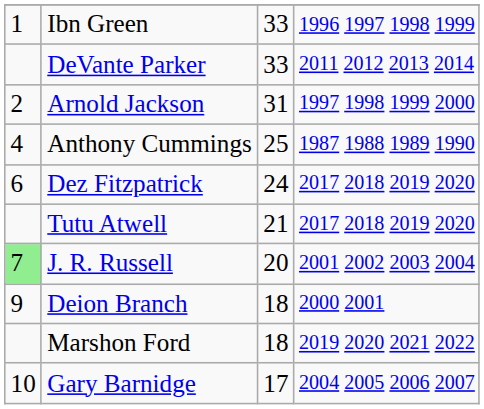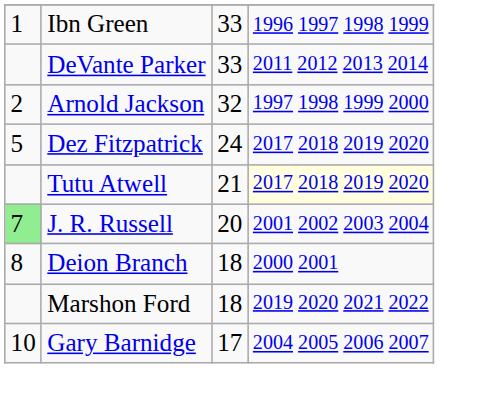(276, 104) 31 -> (230, 104) 32
- row: (150, 143)
(17, 183) 6 -> (17, 143) 5
(387, 223) no background -> (341, 183) lightyellow background
(17, 303) 9 -> (17, 263) 8
